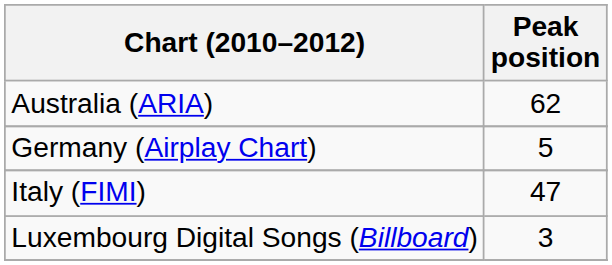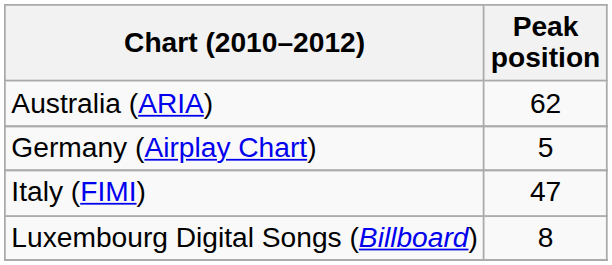(546, 237) 3 -> (546, 237) 8
